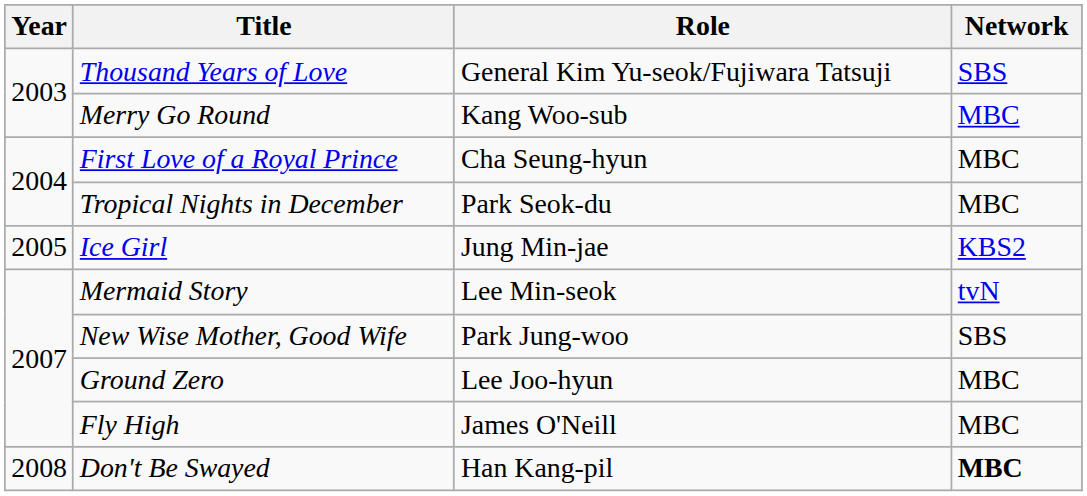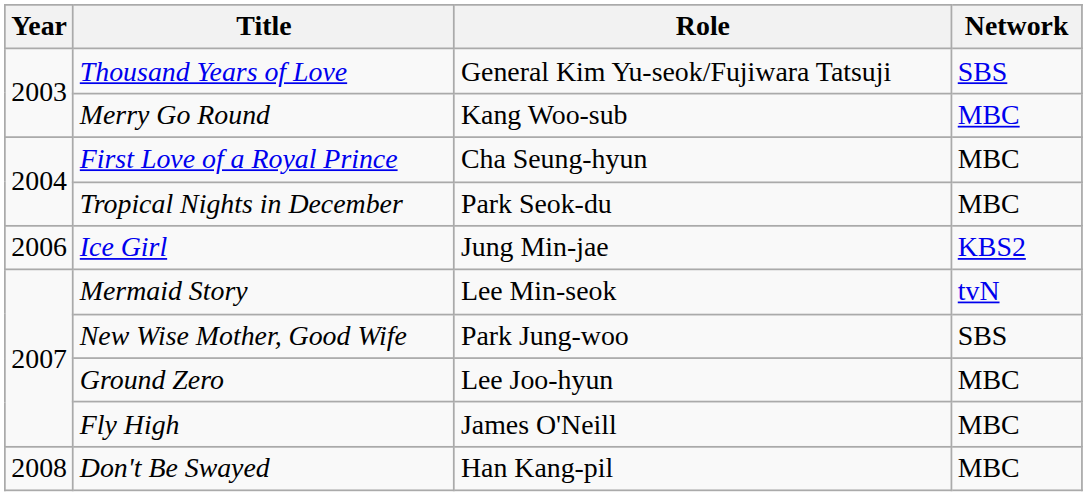(39, 247) 2005 -> (39, 247) 2006
(990, 468) bold -> (989, 468) normal
